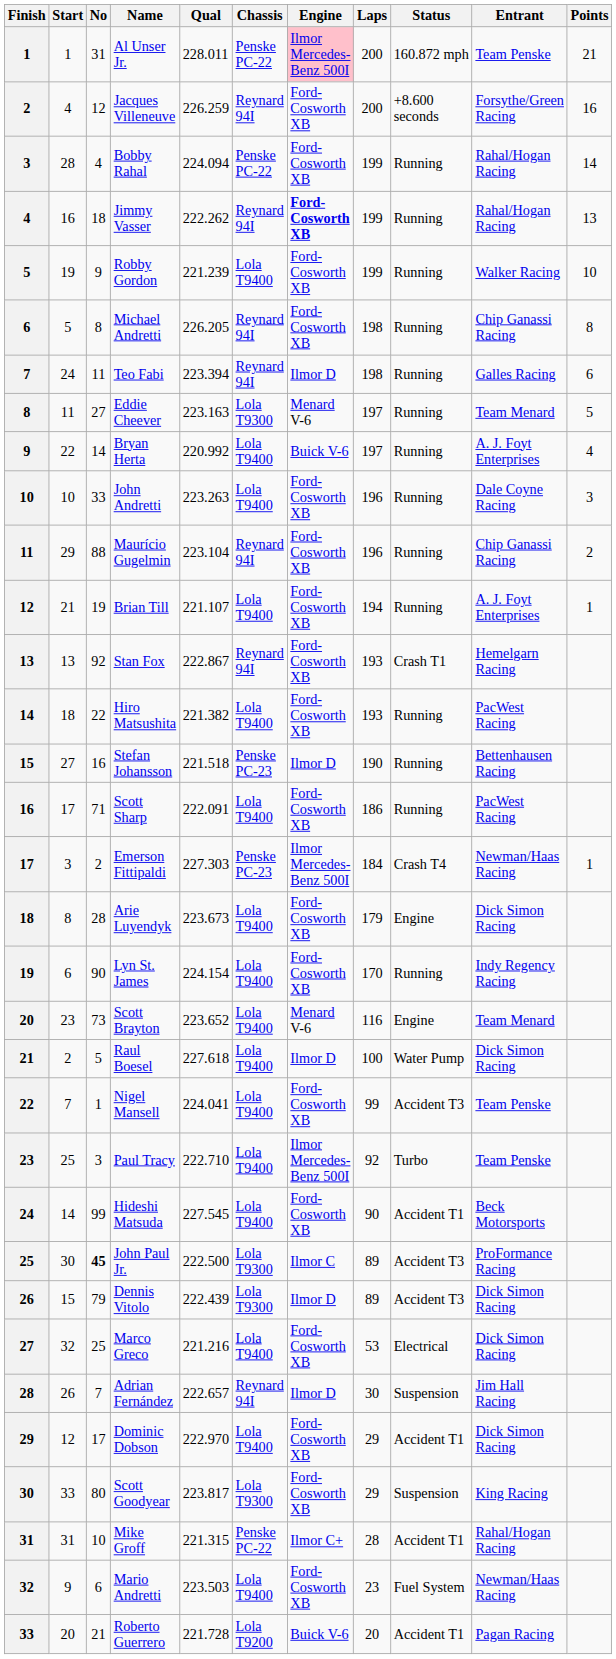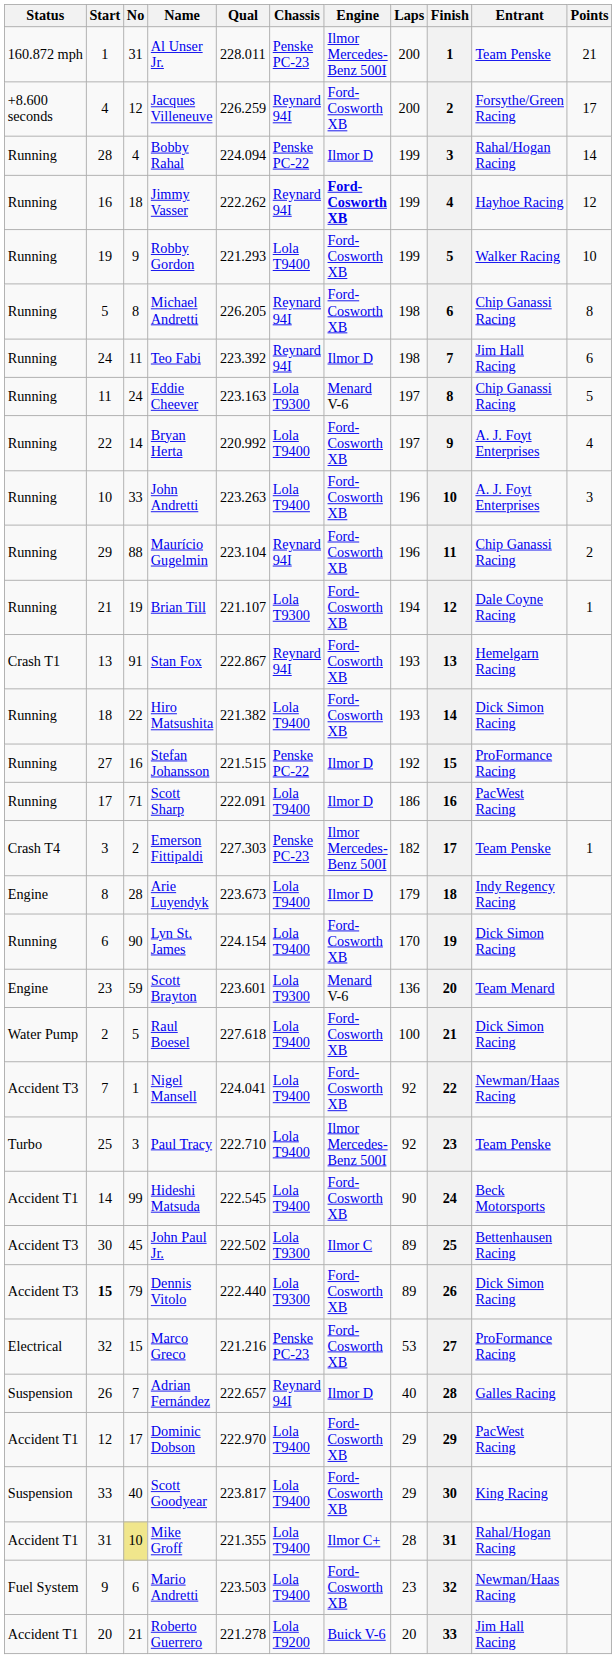columns swapped: (27, 15) <-> (431, 15)
(256, 54) Penske PC-22 -> (293, 54) Penske PC-23
(320, 54) pink background -> (358, 54) no background
(590, 109) 16 -> (590, 109) 17
(318, 163) Ford-Cosworth XB -> (350, 155) Ilmor D
(513, 218) Rahal/Hogan Racing -> (519, 202) Hayhoe Racing
(590, 218) 13 -> (590, 202) 12
(206, 272) 221.239 -> (243, 256) 221.293
(206, 374) 223.394 -> (243, 358) 223.392
(516, 374) Galles Racing -> (500, 358) Jim Hall Racing
(98, 412) 27 -> (136, 396) 24
(515, 412) Team Menard -> (514, 396) Chip Ganassi Racing
(319, 451) Buick V-6 -> (355, 443) Ford-Cosworth XB
(509, 497) Dale Coyne Racing -> (507, 497) A. J. Foyt Enterprises
(254, 607) Lola T9400 -> (291, 607) Lola T9300
(507, 607) A. J. Foyt Enterprises -> (509, 607) Dale Coyne Racing
(98, 661) 92 -> (136, 661) 91
(500, 716) PacWest Racing -> (510, 716) Dick Simon Racing
(206, 763) 221.518 -> (243, 763) 221.515
(256, 763) Penske PC-23 -> (293, 763) Penske PC-22
(372, 763) 190 -> (409, 763) 192
(514, 763) Bettenhausen Racing -> (514, 763) ProFormance Racing
(318, 809) Ford-Cosworth XB -> (350, 801) Ilmor D
(372, 864) 184 -> (409, 848) 182
(517, 864) Newman/Haas Racing -> (513, 848) Team Penske
(318, 918) Ford-Cosworth XB -> (350, 894) Ilmor D
(510, 918) Dick Simon Racing -> (515, 894) Indy Regency Racing
(515, 973) Indy Regency Racing -> (510, 941) Dick Simon Racing
(98, 1020) 73 -> (136, 988) 59
(206, 1020) 223.652 -> (243, 988) 223.601
(254, 1020) Lola T9400 -> (291, 988) Lola T9300
(372, 1020) 116 -> (409, 988) 136
(313, 1058) Ilmor D -> (355, 1034) Ford-Cosworth XB
(372, 1105) 99 -> (409, 1089) 92
(513, 1105) Team Penske -> (517, 1089) Newman/Haas Racing
(206, 1214) 227.545 -> (243, 1198) 222.545
(98, 1261) bold -> (136, 1245) normal
(206, 1261) 222.500 -> (243, 1245) 222.502
(514, 1261) ProFormance Racing -> (514, 1245) Bettenhausen Racing
(68, 1299) normal -> (105, 1291) bold
(206, 1299) 222.439 -> (243, 1291) 222.440
(313, 1299) Ilmor D -> (355, 1291) Ford-Cosworth XB
(98, 1346) 25 -> (136, 1346) 15
(254, 1346) Lola T9400 -> (293, 1346) Penske PC-23
(510, 1346) Dick Simon Racing -> (514, 1346) ProFormance Racing
(372, 1393) 30 -> (409, 1393) 40
(500, 1393) Jim Hall Racing -> (516, 1393) Galles Racing
(510, 1439) Dick Simon Racing -> (500, 1439) PacWest Racing
(98, 1494) 80 -> (136, 1494) 40
(254, 1494) Lola T9300 -> (291, 1494) Lola T9400
(98, 1540) no background -> (136, 1540) khaki background
(206, 1540) 221.315 -> (243, 1540) 221.355
(256, 1540) Penske PC-22 -> (291, 1540) Lola T9400
(206, 1634) 221.728 -> (243, 1634) 221.278
(515, 1634) Pagan Racing -> (500, 1634) Jim Hall Racing
